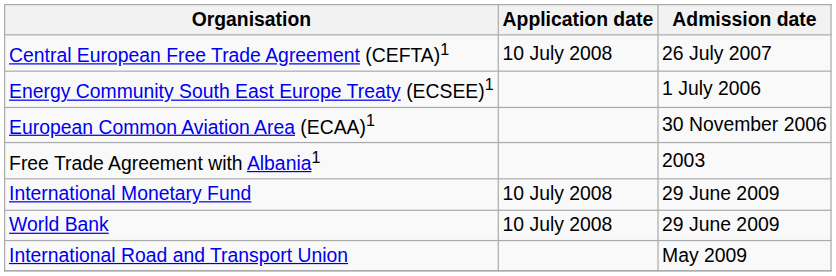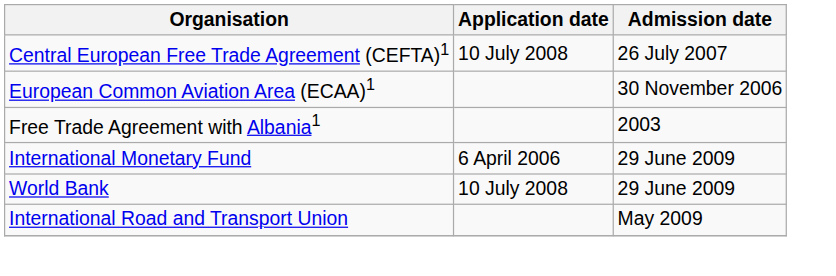- row: (251, 89)
(557, 194) 10 July 2008 -> (509, 158) 6 April 2006
